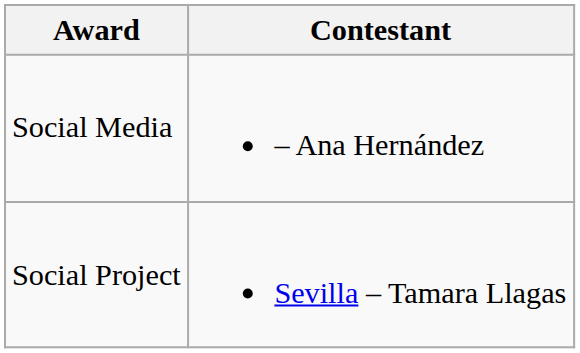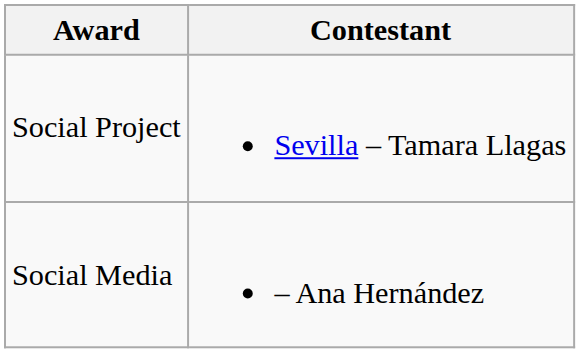rows swapped: (92, 127) <-> (96, 273)
